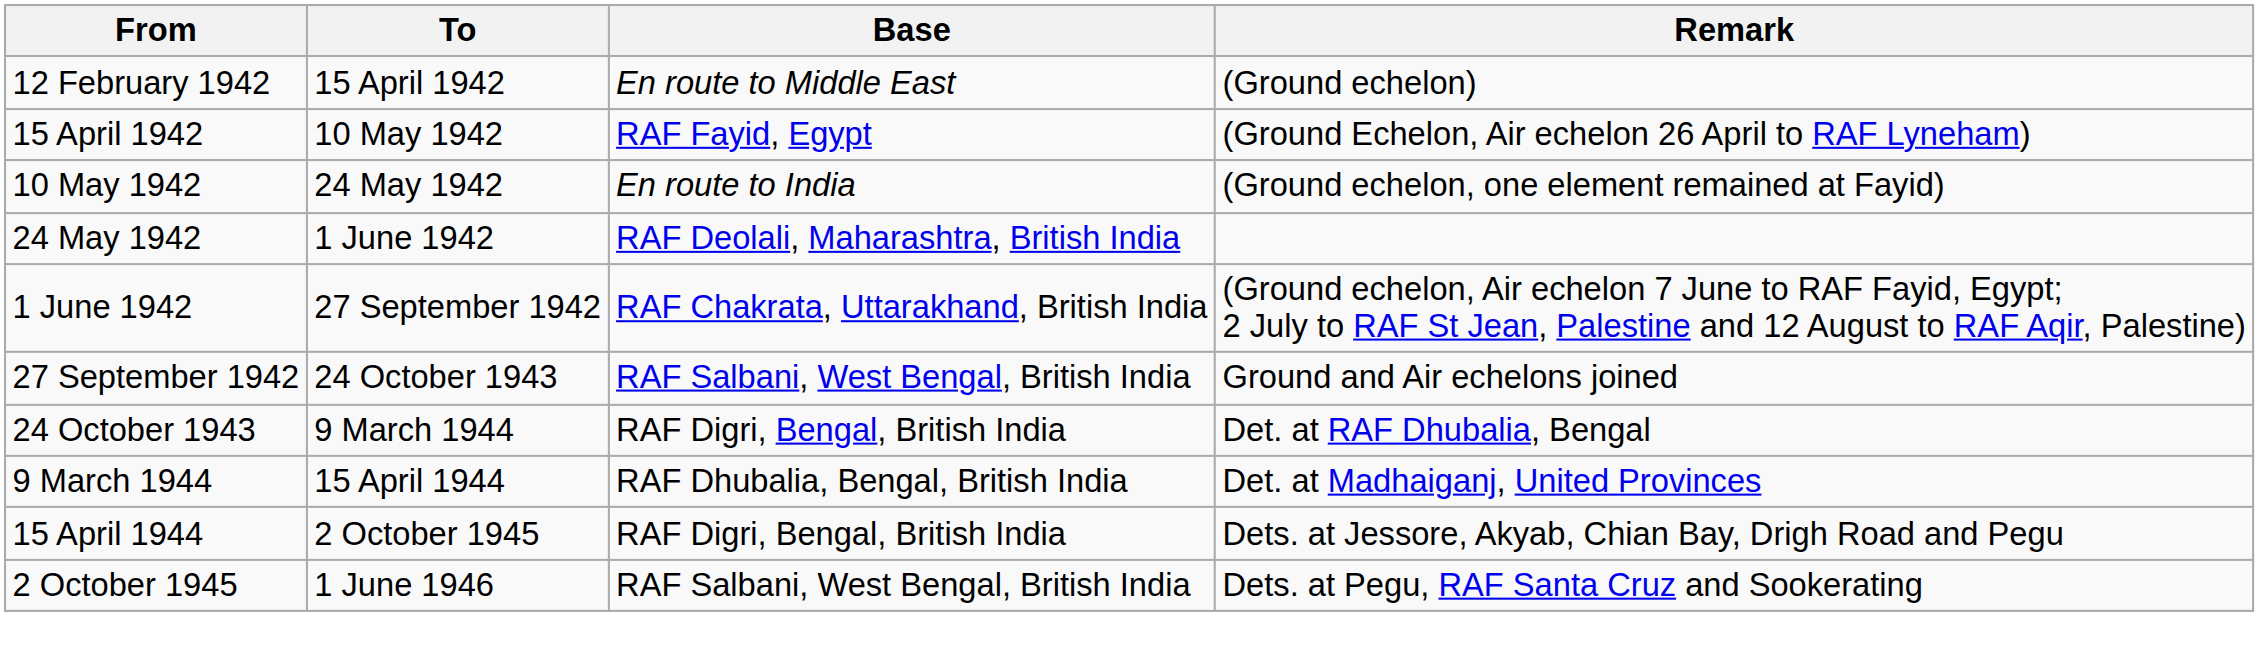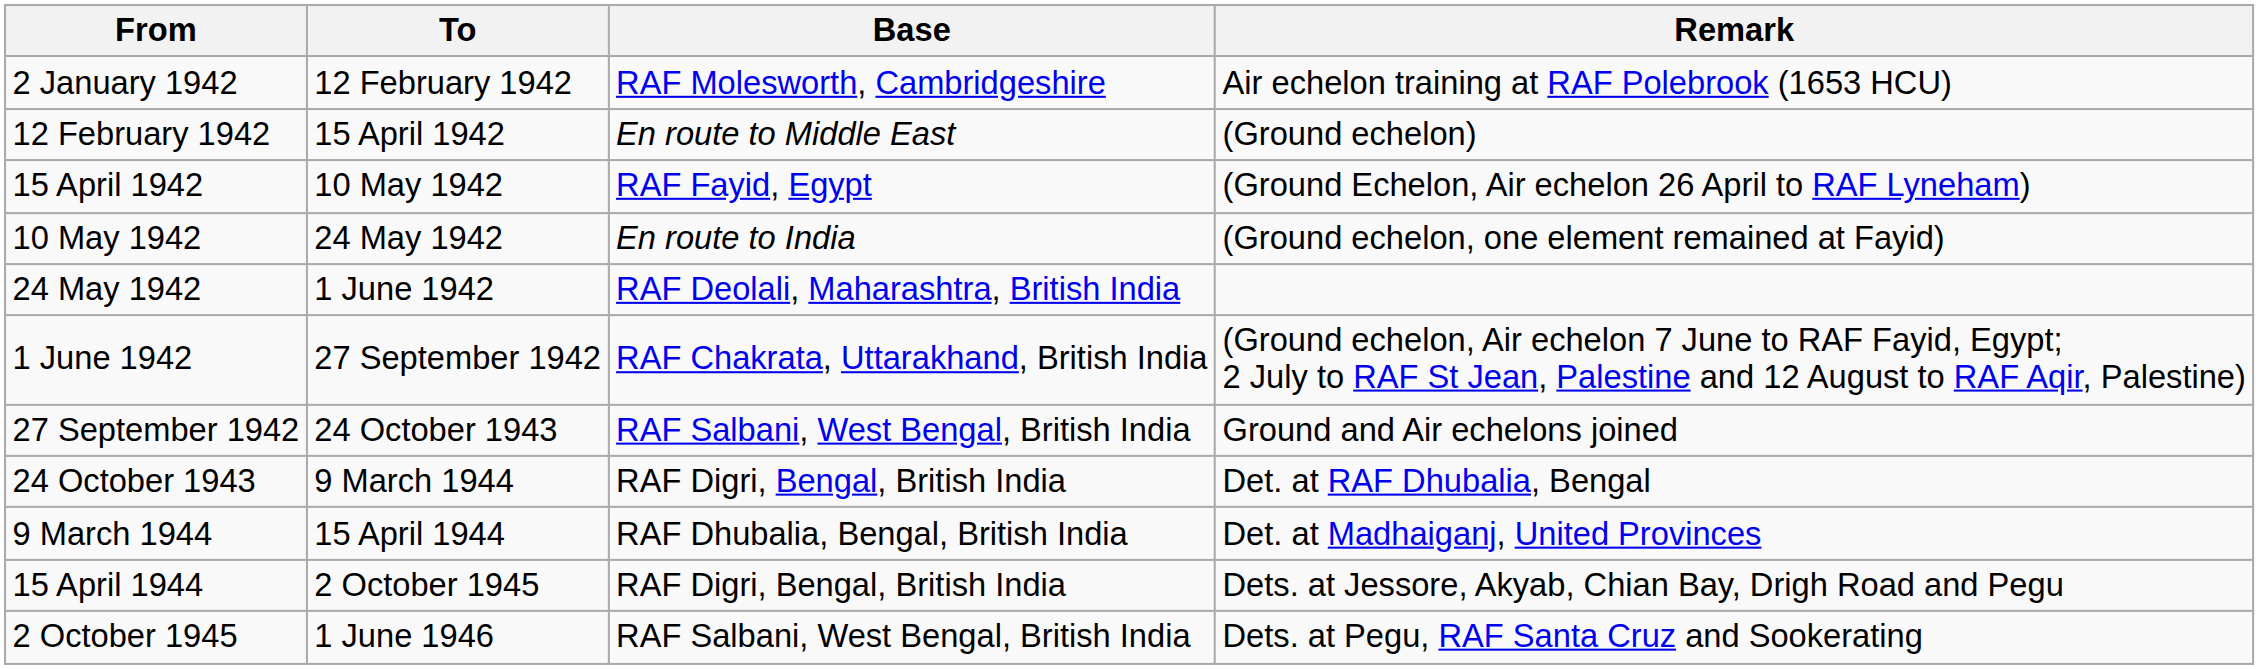+ row: (125, 82)
